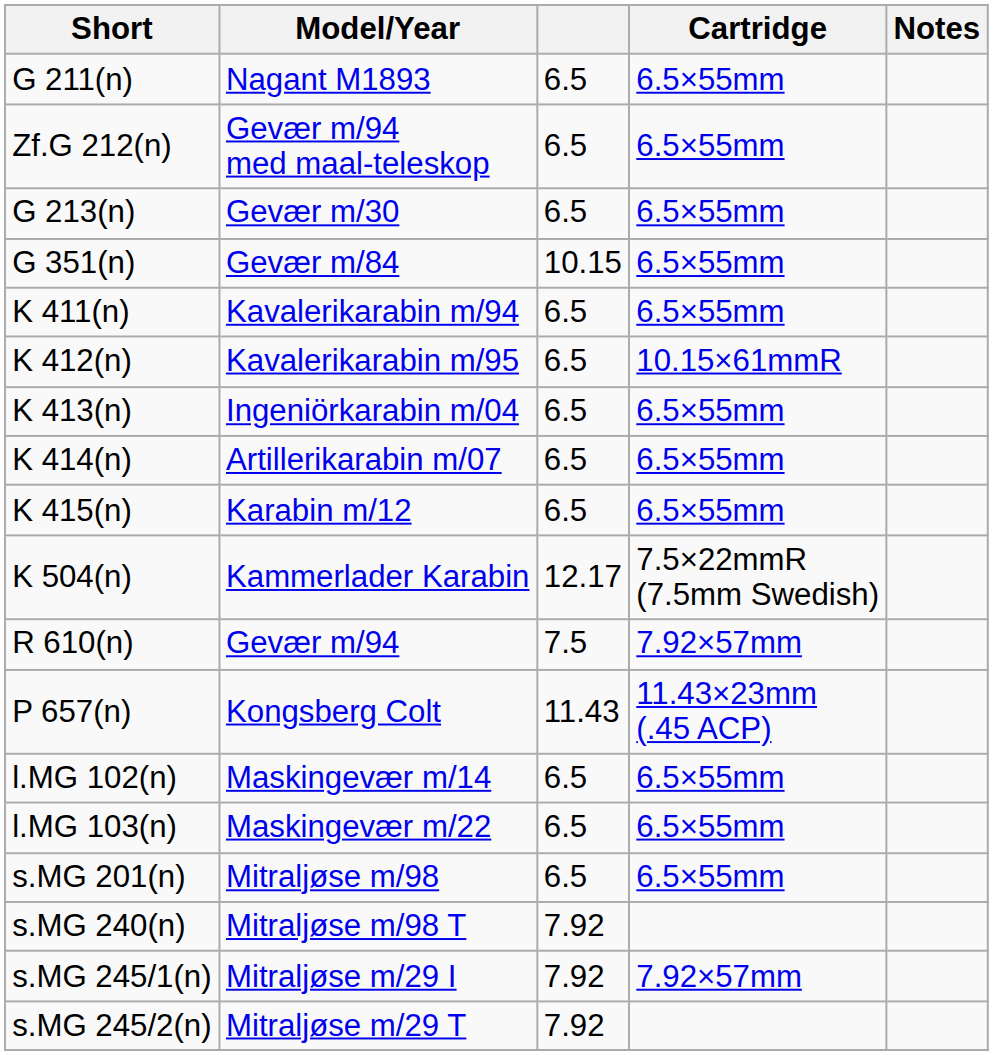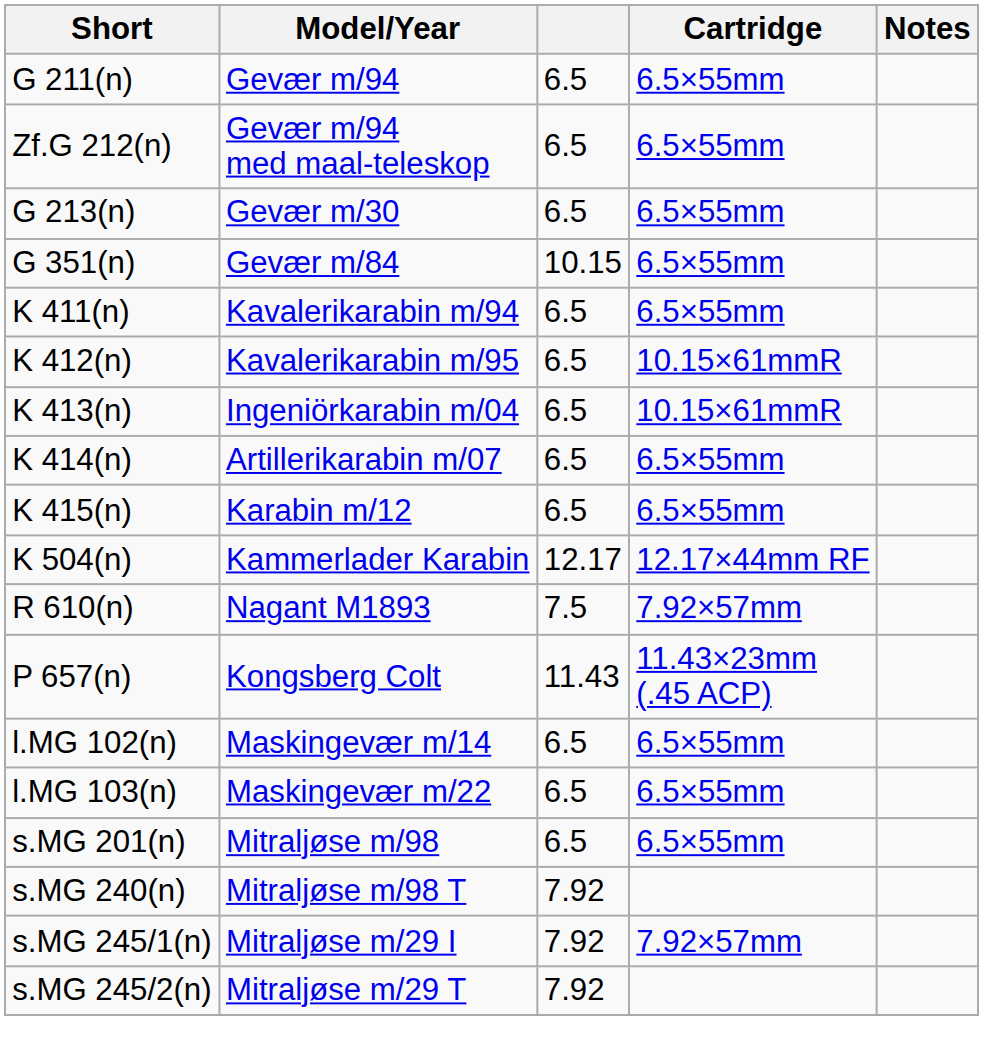(328, 78) Nagant M1893 -> (313, 78) Gevær m/94
(710, 410) 6.5×55mm -> (739, 410) 10.15×61mmR
(758, 576) 7.5×22mmR (7.5mm Swedish) -> (753, 559) 12.17×44mm RF
(313, 643) Gevær m/94 -> (328, 608) Nagant M1893
